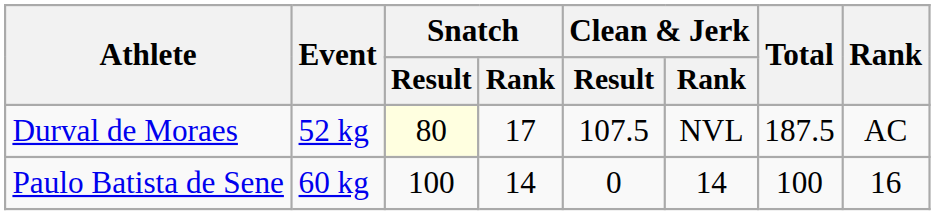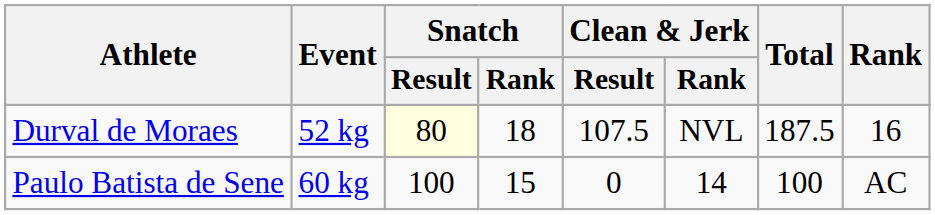(520, 130) 17 -> (520, 130) 18
(886, 130) AC -> (886, 130) 16
(520, 182) 14 -> (520, 182) 15
(886, 182) 16 -> (886, 182) AC
